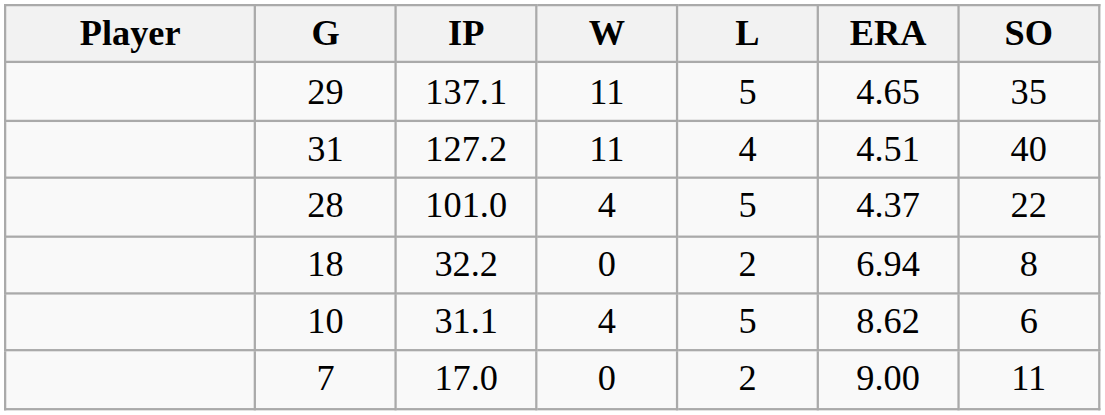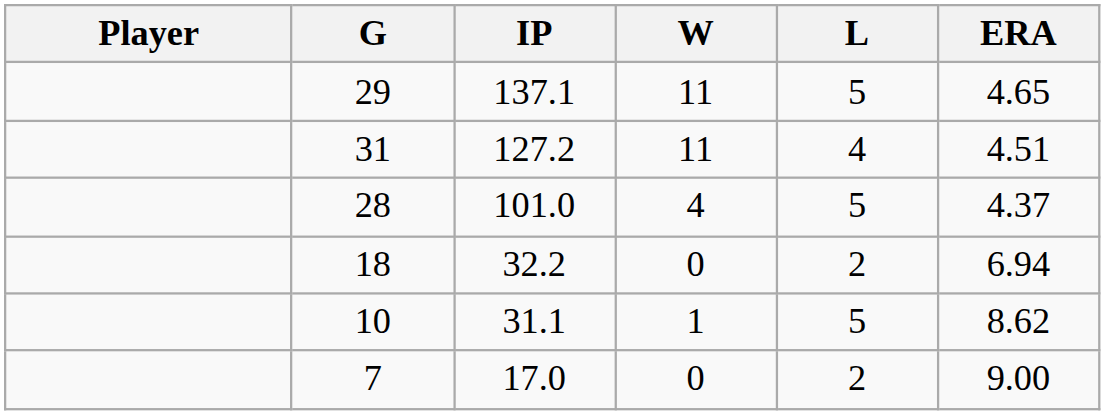- column: (1029, 33)
(607, 321) 4 -> (696, 321) 1
